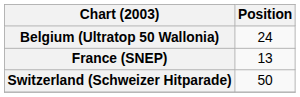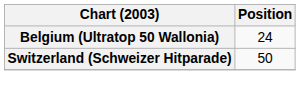- row: (120, 59)
